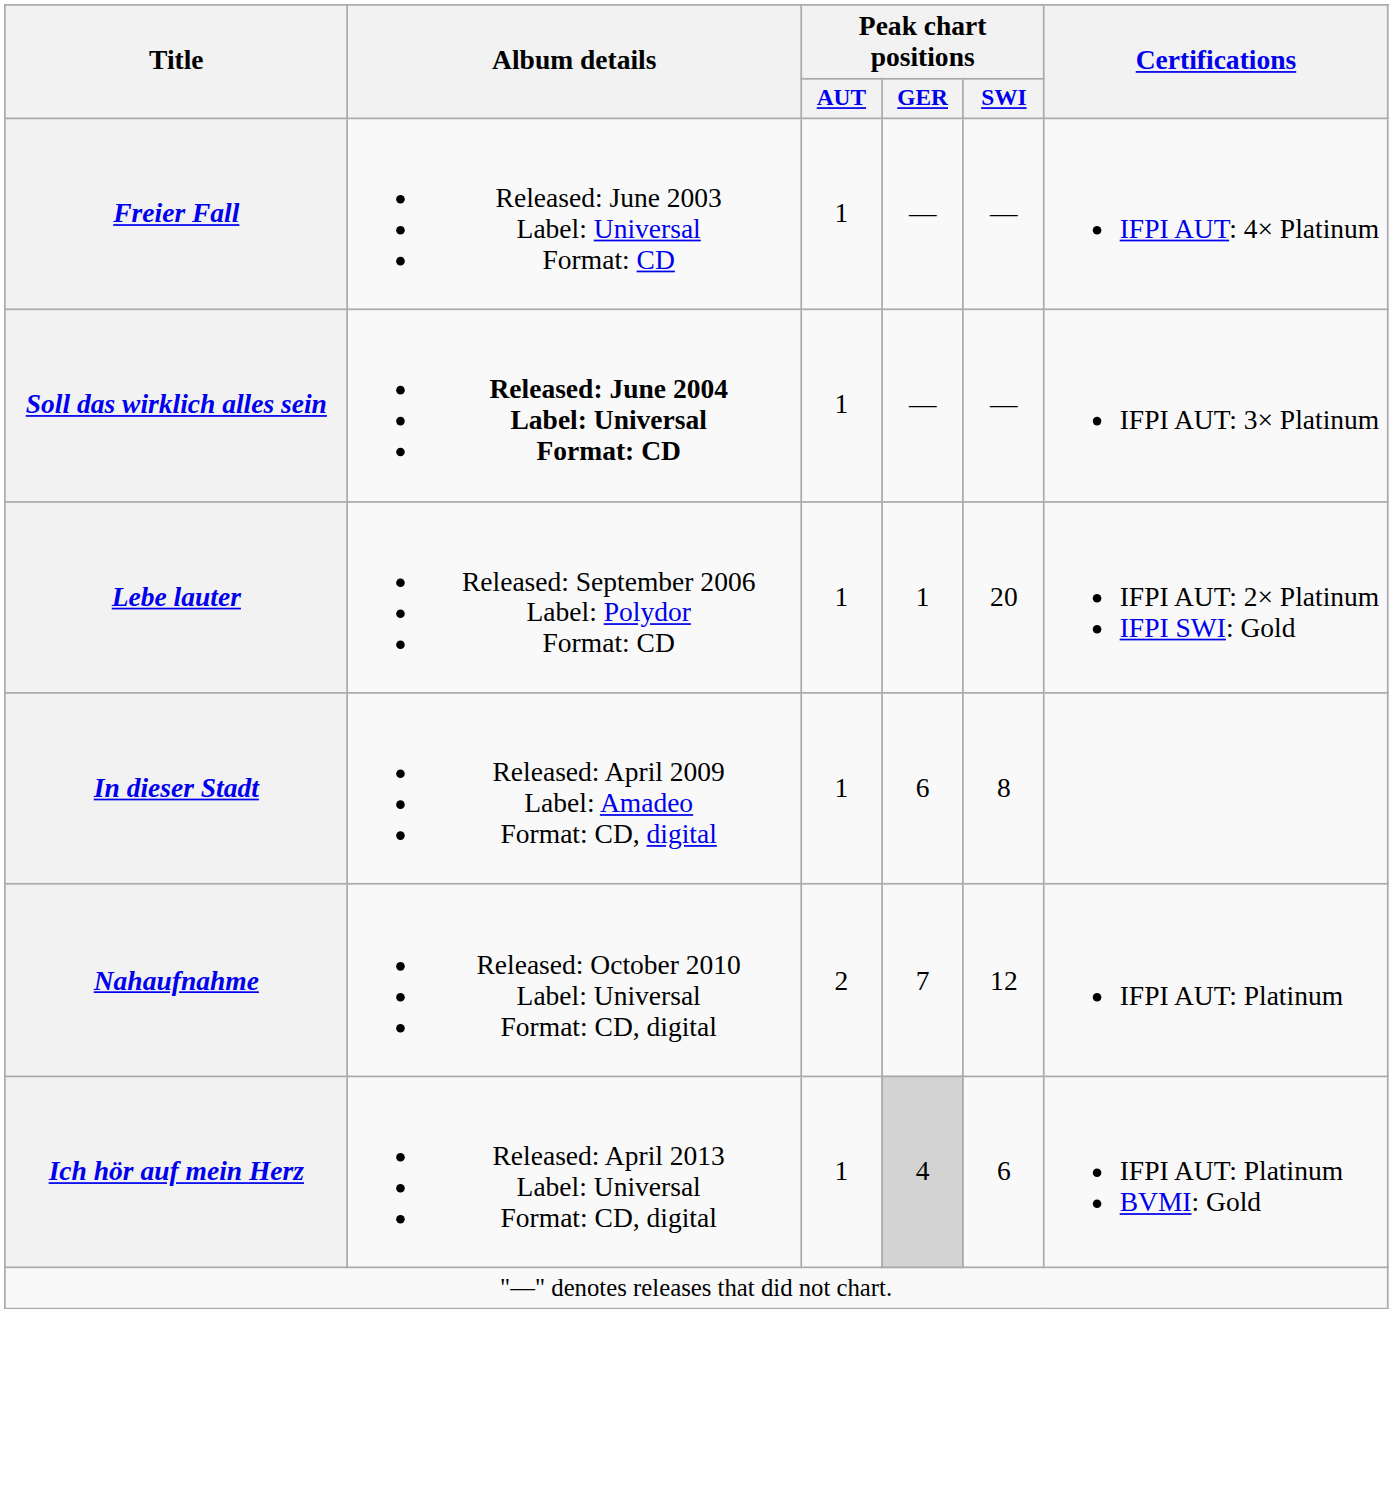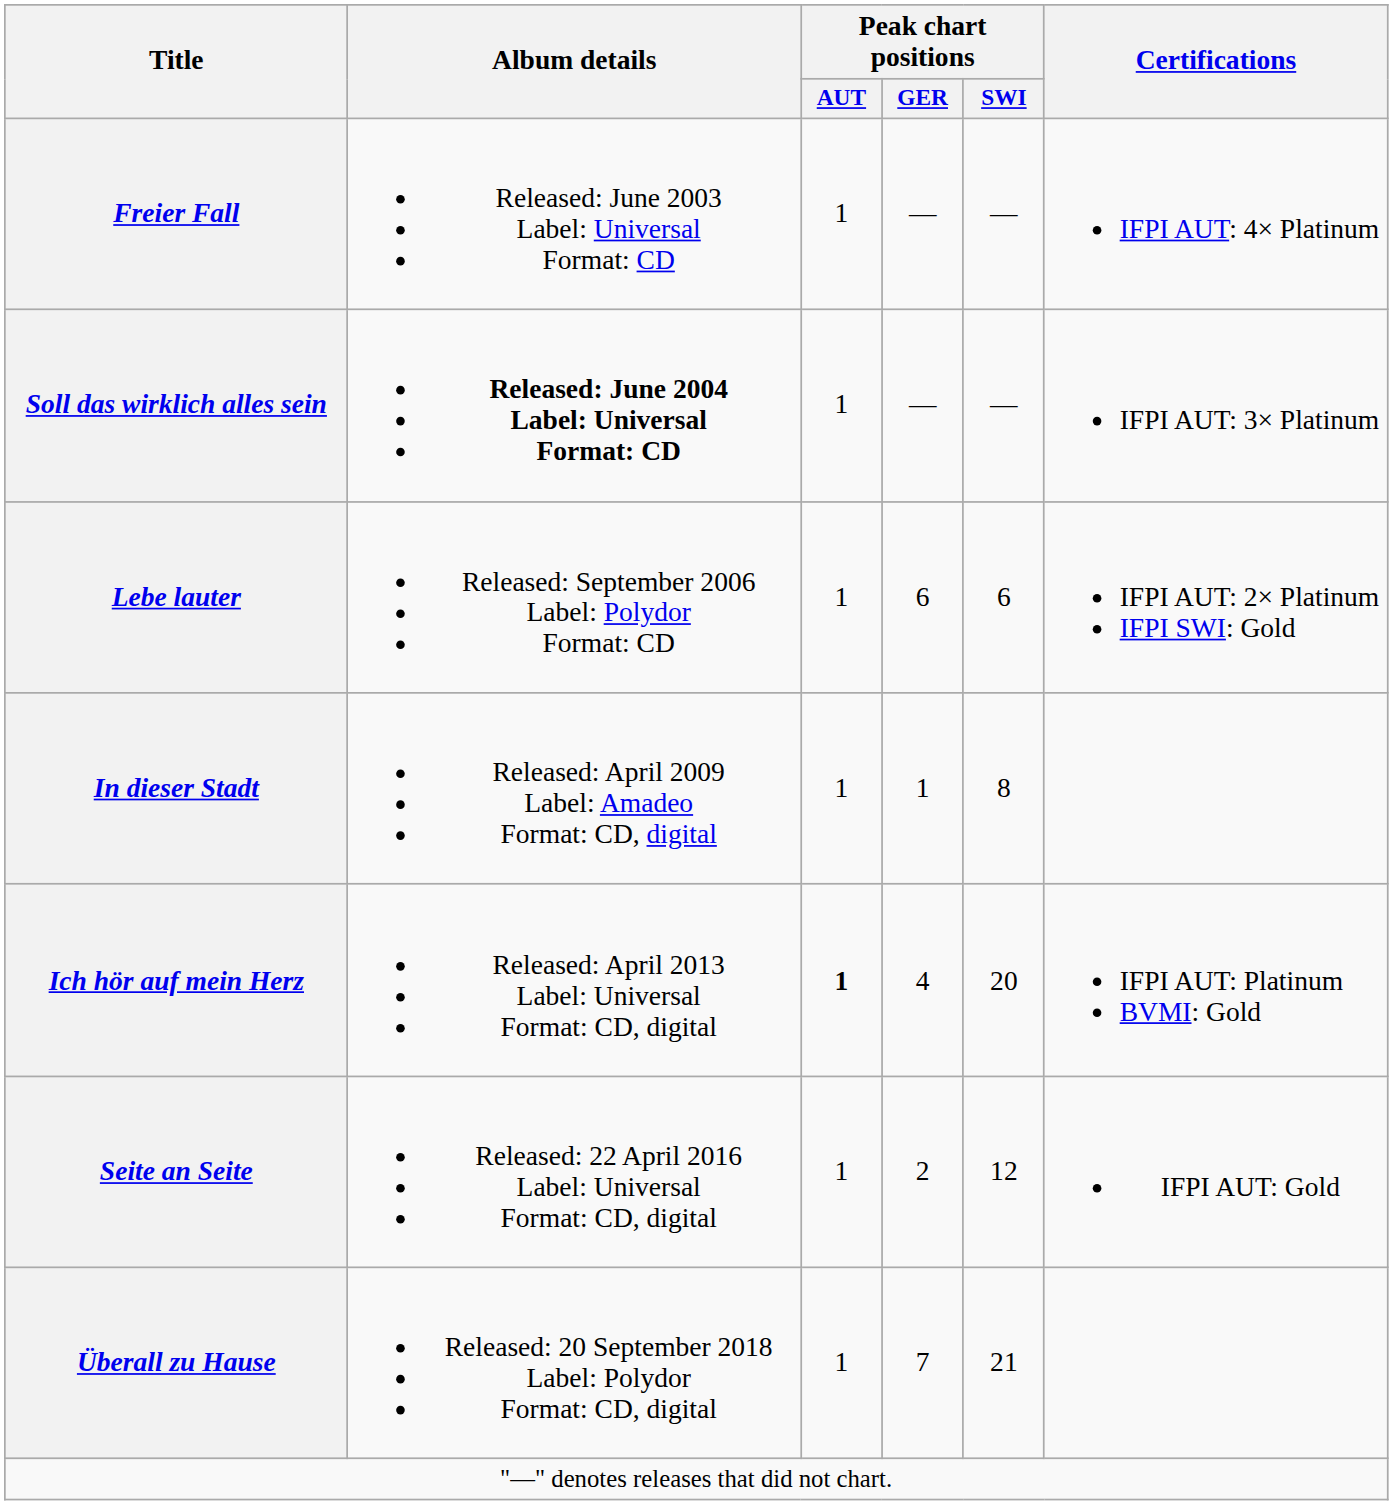(923, 596) 1 -> (923, 596) 6
(1004, 596) 20 -> (1004, 596) 6
(923, 788) 6 -> (923, 788) 1
- row: (176, 979)
(841, 1171) normal -> (841, 979) bold
(923, 1171) lightgrey background -> (923, 979) no background
(1004, 1171) 6 -> (1004, 979) 20
+ row: (176, 1171)
+ row: (176, 1362)
